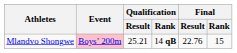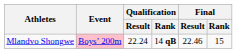(138, 41) 25.21 -> (138, 41) 22.24
(193, 41) 22.76 -> (193, 41) 22.46
